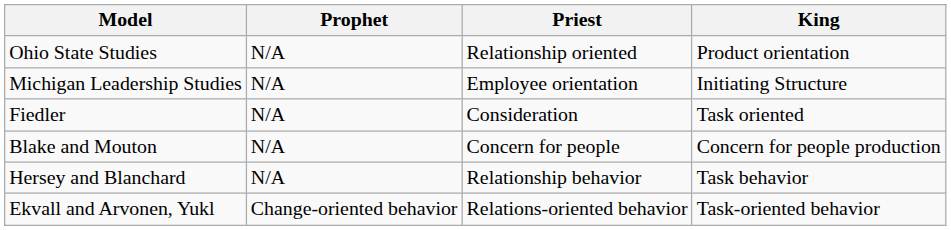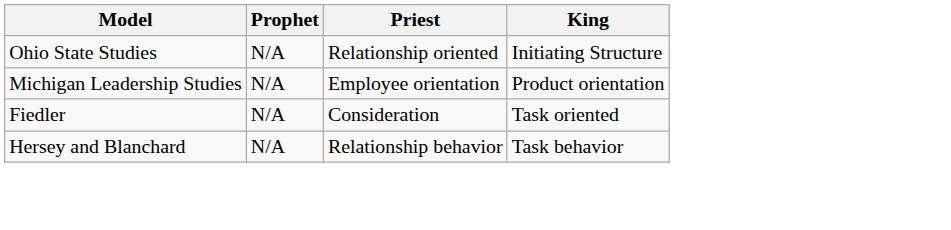(773, 51) Product orientation -> (587, 51) Initiating Structure
(772, 83) Initiating Structure -> (588, 83) Product orientation
- row: (83, 146)
- row: (112, 209)
